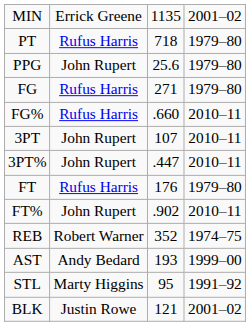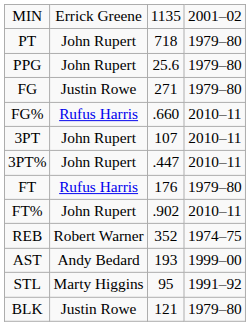(99, 41) Rufus Harris -> (99, 41) John Rupert
(99, 89) Rufus Harris -> (99, 89) Justin Rowe
(215, 308) 2001–02 -> (215, 308) 1979–80
